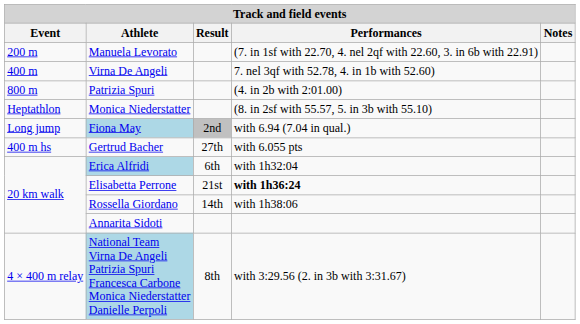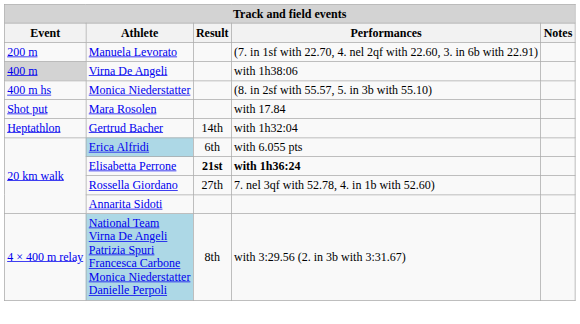(22, 71) no background -> (22, 71) lightgrey background
(334, 71) 7. nel 3qf with 52.78, 4. in 1b with 52.60) -> (266, 71) with 1h38:06
- row: (122, 90)
(34, 109) Heptathlon -> (29, 90) 400 m hs
- row: (115, 128)
+ row: (123, 109)
(29, 147) 400 m hs -> (34, 128) Heptathlon
(212, 147) 27th -> (212, 128) 14th
(268, 147) with 6.055 pts -> (266, 128) with 1h32:04
(266, 166) with 1h32:04 -> (268, 147) with 6.055 pts
(212, 185) normal -> (212, 166) bold
(212, 204) 14th -> (212, 185) 27th
(266, 204) with 1h38:06 -> (334, 185) 7. nel 3qf with 52.78, 4. in 1b with 52.60)
